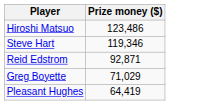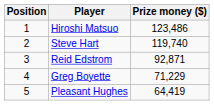+ column: (27, 12)
(125, 44) 119,346 -> (170, 44) 119,740
(125, 76) 71,029 -> (170, 76) 71,229
